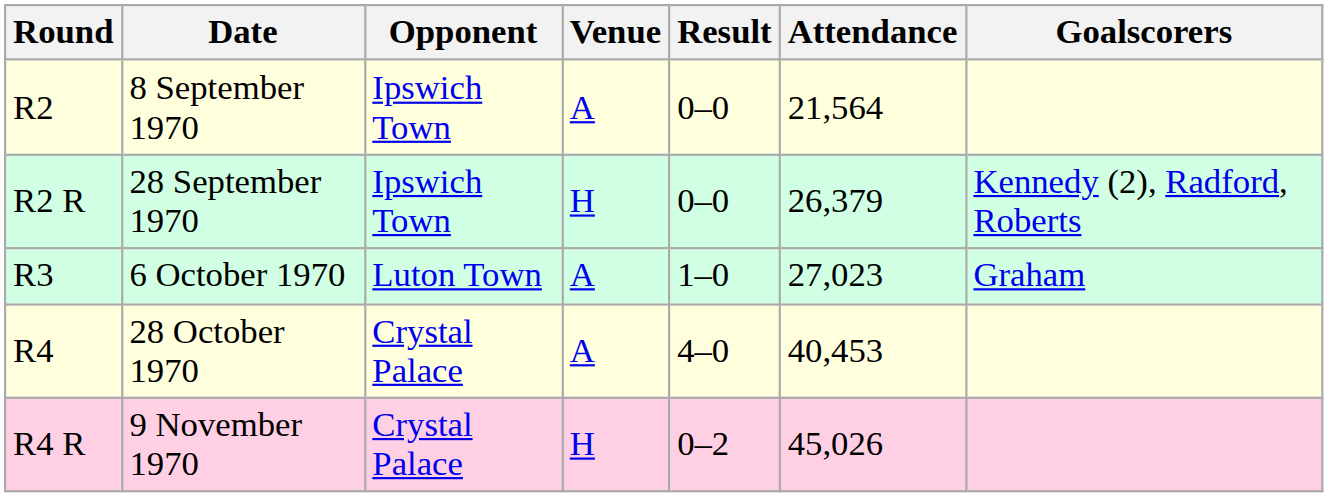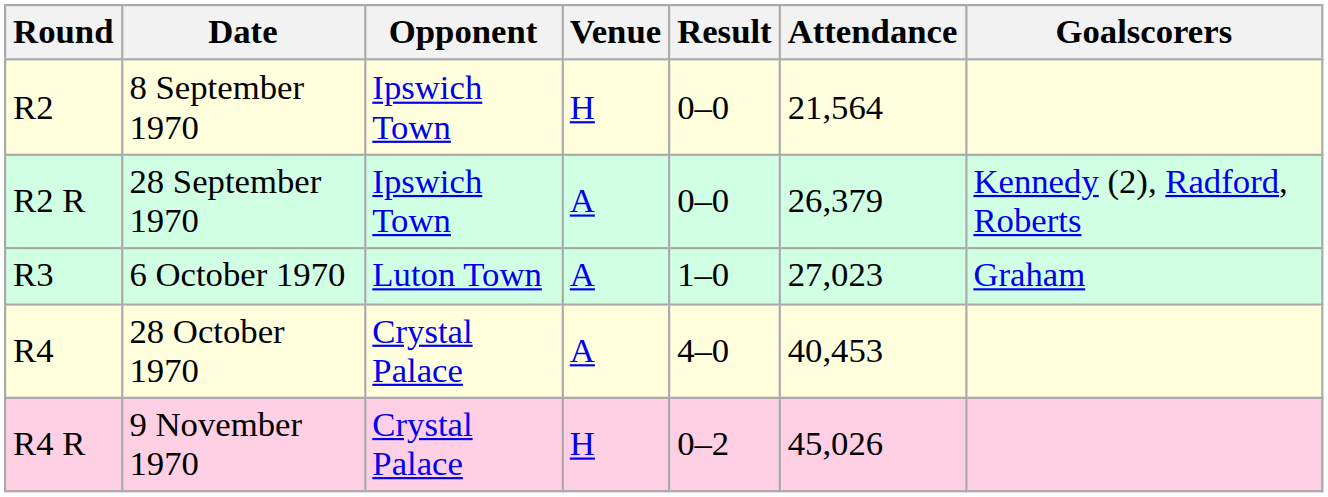(582, 106) A -> (582, 106) H
(582, 200) H -> (582, 200) A
